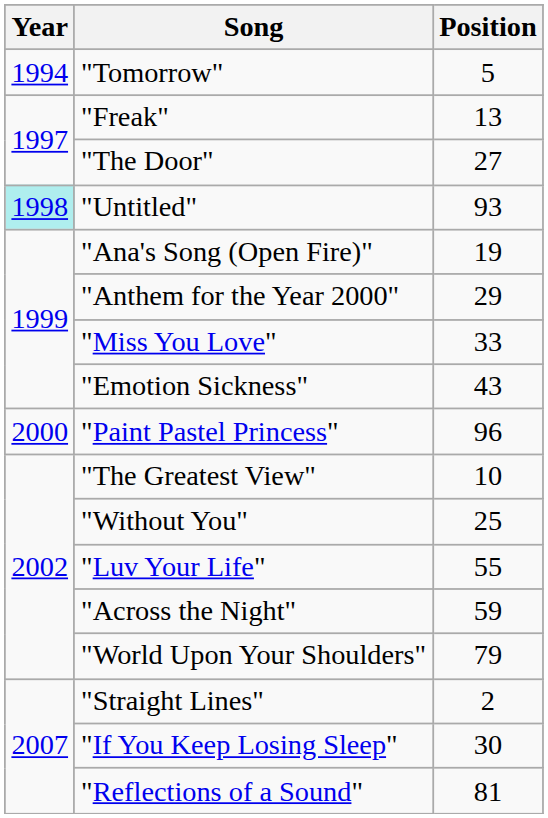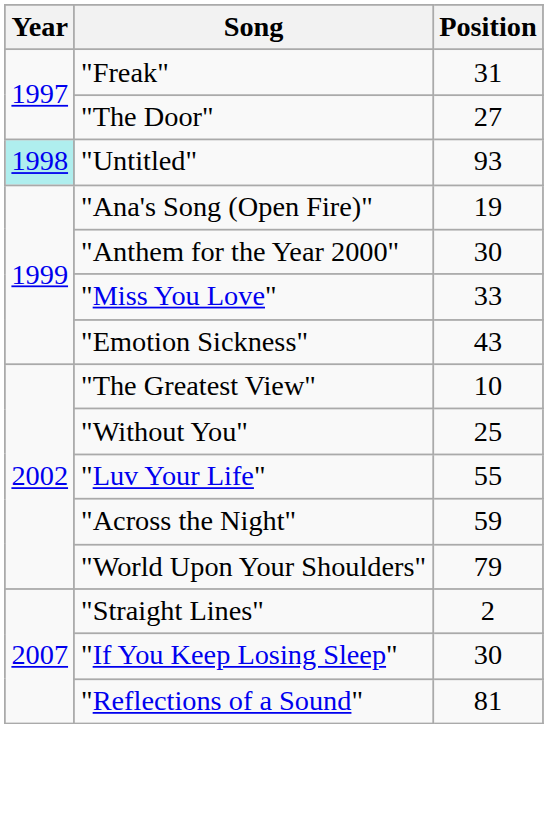- row: (152, 71)
(488, 116) 13 -> (488, 71) 31
(488, 296) 29 -> (488, 251) 30
- row: (210, 431)
